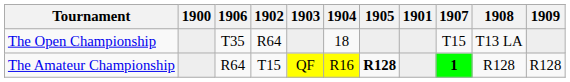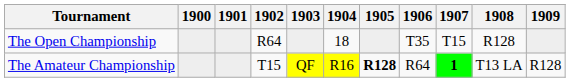columns swapped: (418, 16) <-> (233, 16)
(499, 41) T13 LA -> (499, 41) R128
(499, 65) R128 -> (499, 65) T13 LA
